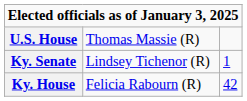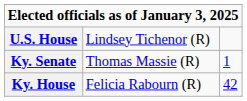(143, 38) Thomas Massie (R) -> (148, 38) Lindsey Tichenor (R)
(148, 61) Lindsey Tichenor (R) -> (143, 61) Thomas Massie (R)
